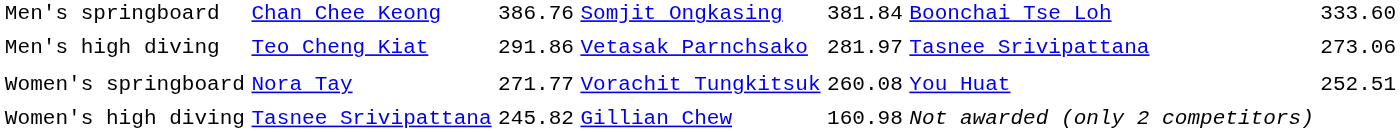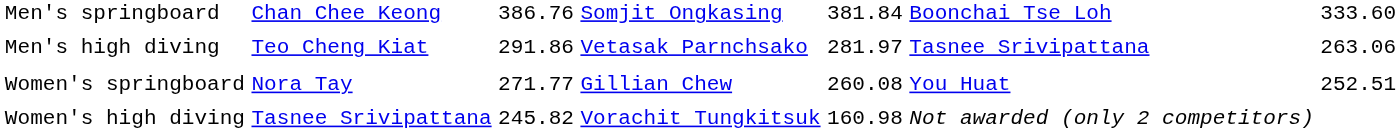(1358, 47) 273.06 -> (1358, 47) 263.06
(700, 84) Vorachit Tungkitsuk -> (656, 84) Gillian Chew
(656, 118) Gillian Chew -> (700, 118) Vorachit Tungkitsuk
